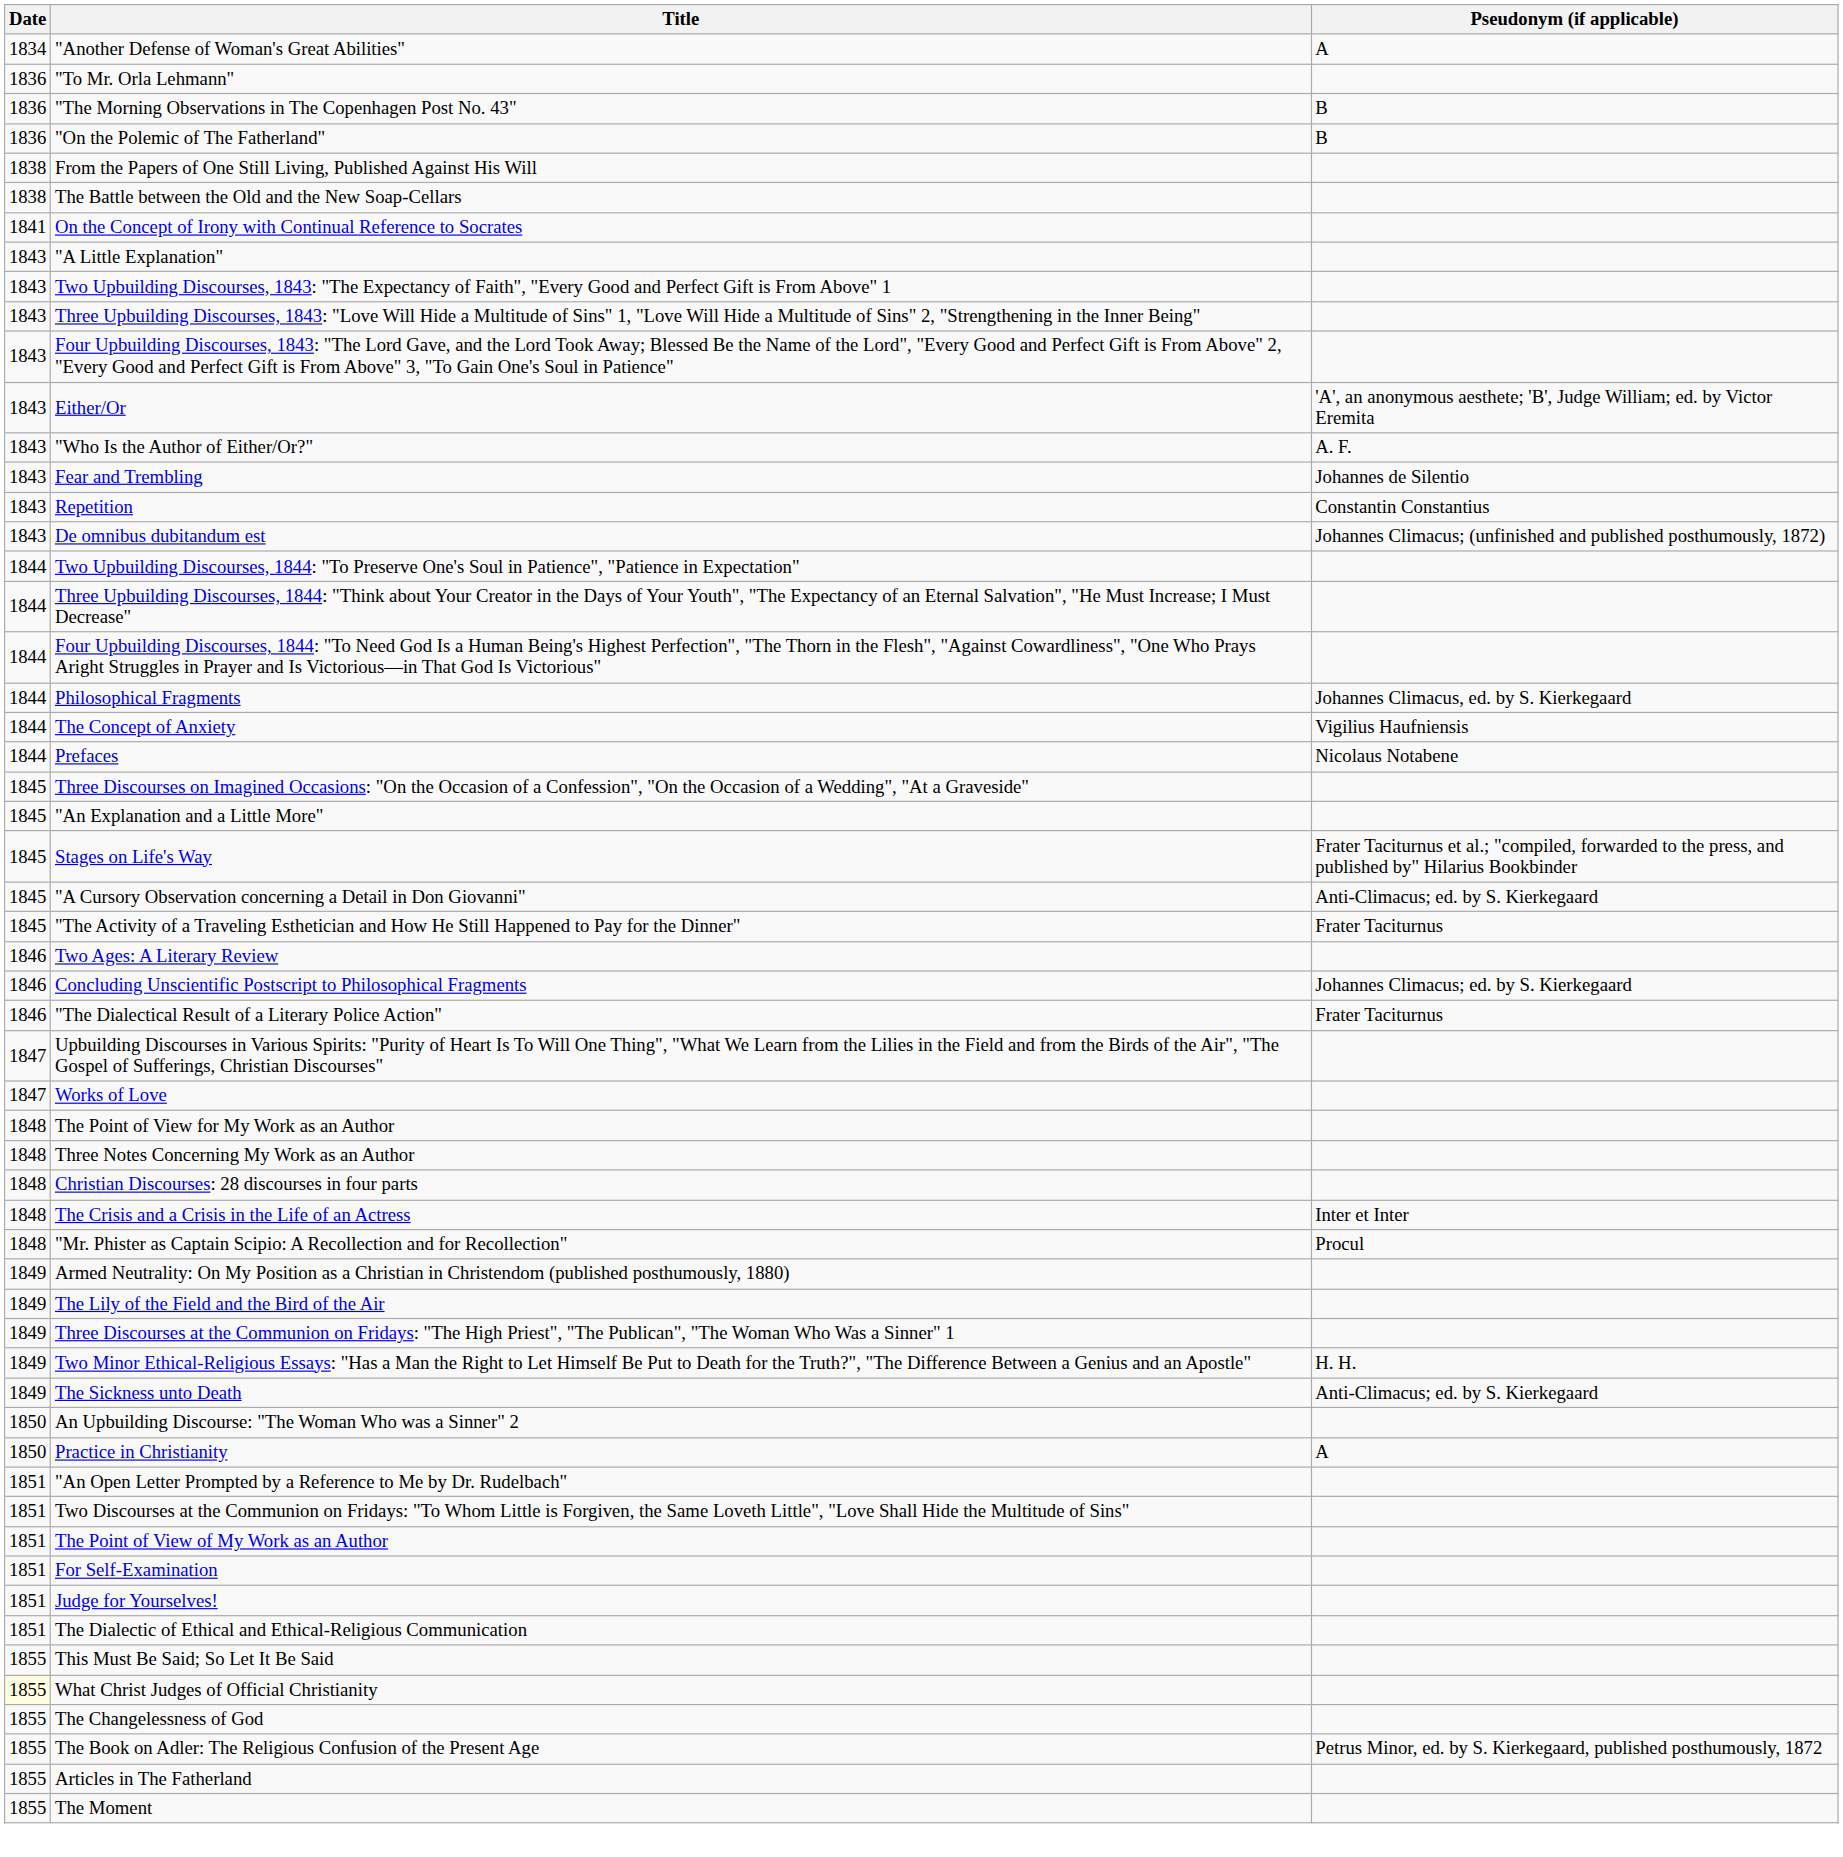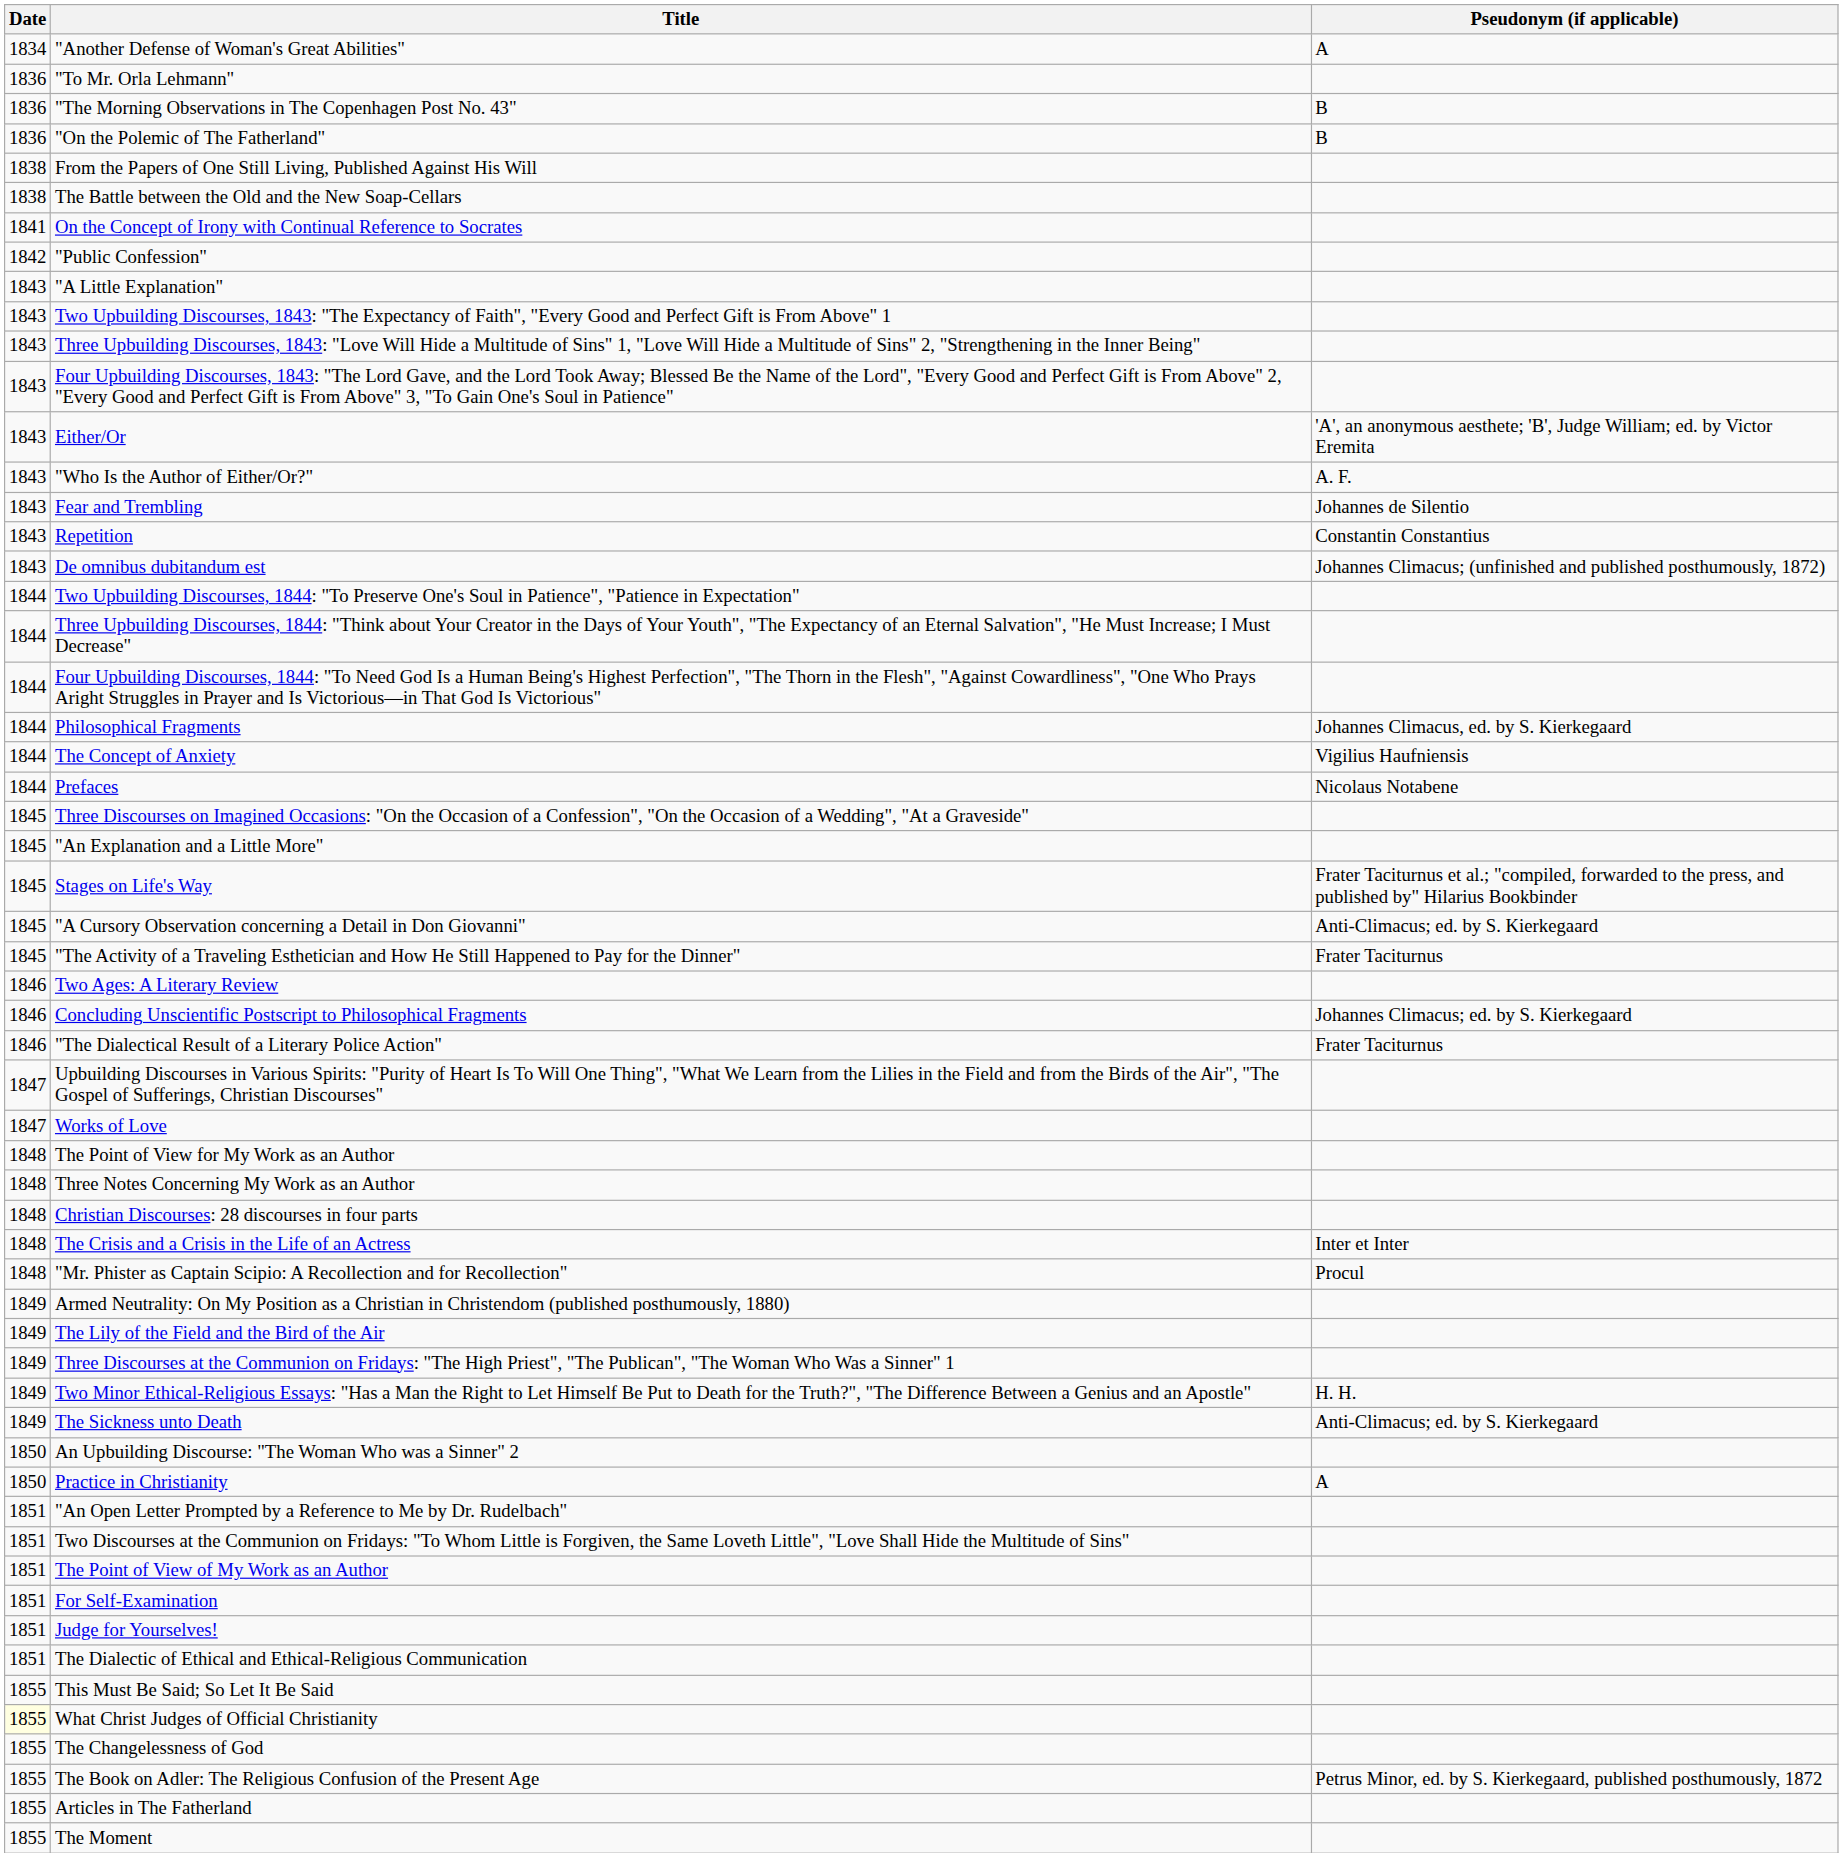+ row: (131, 256)
